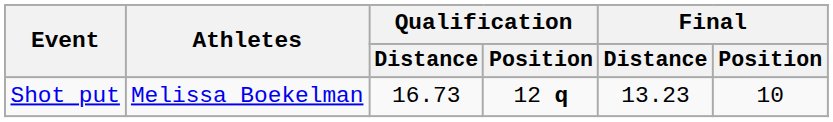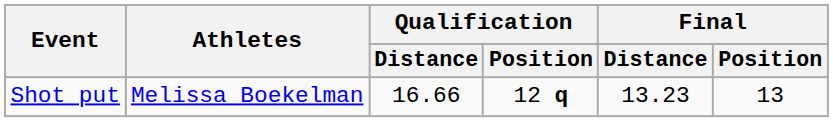(426, 96) 16.73 -> (426, 96) 16.66
(770, 96) 10 -> (770, 96) 13
